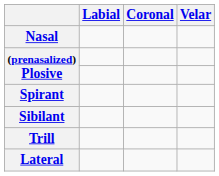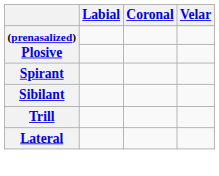- row: (42, 36)
